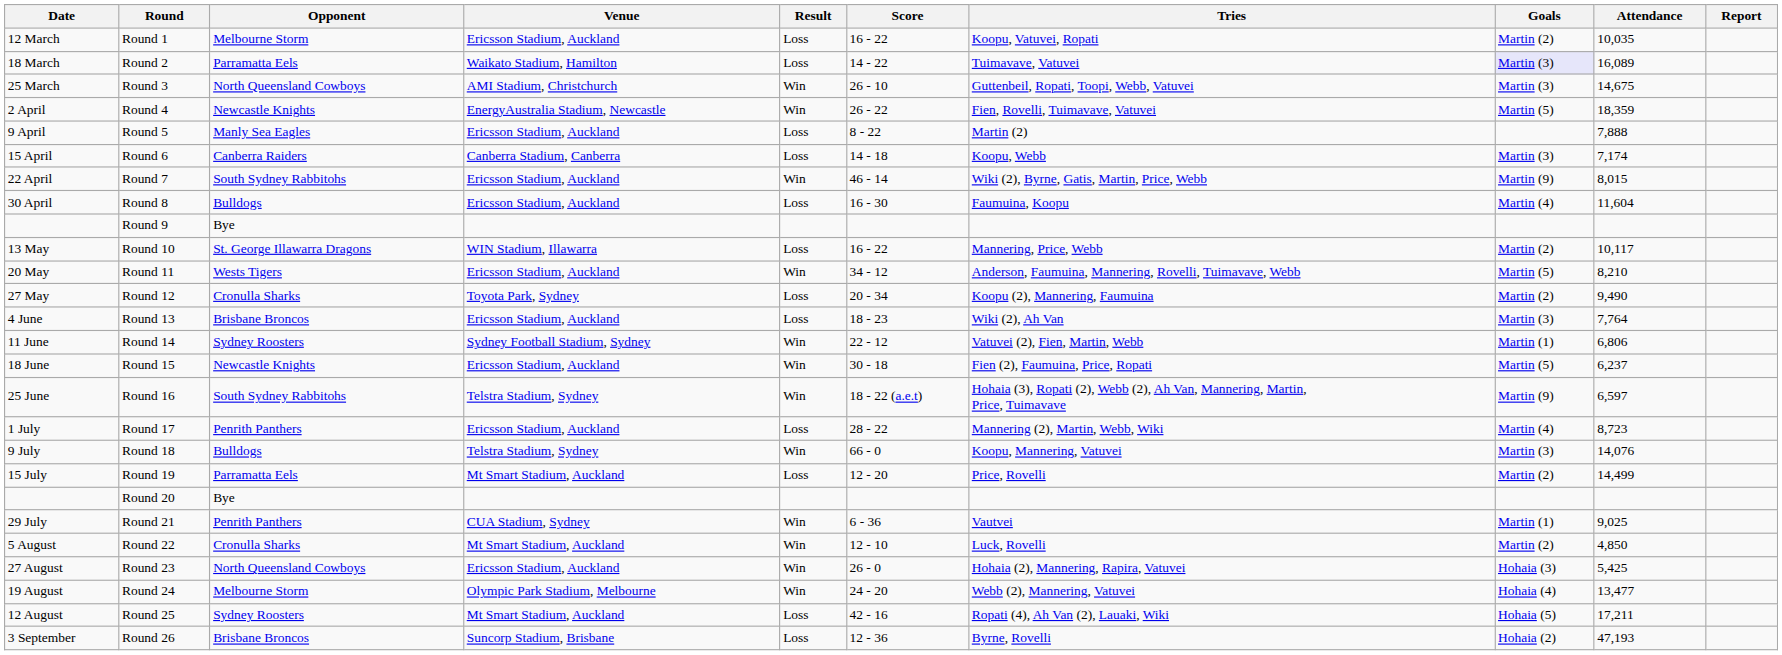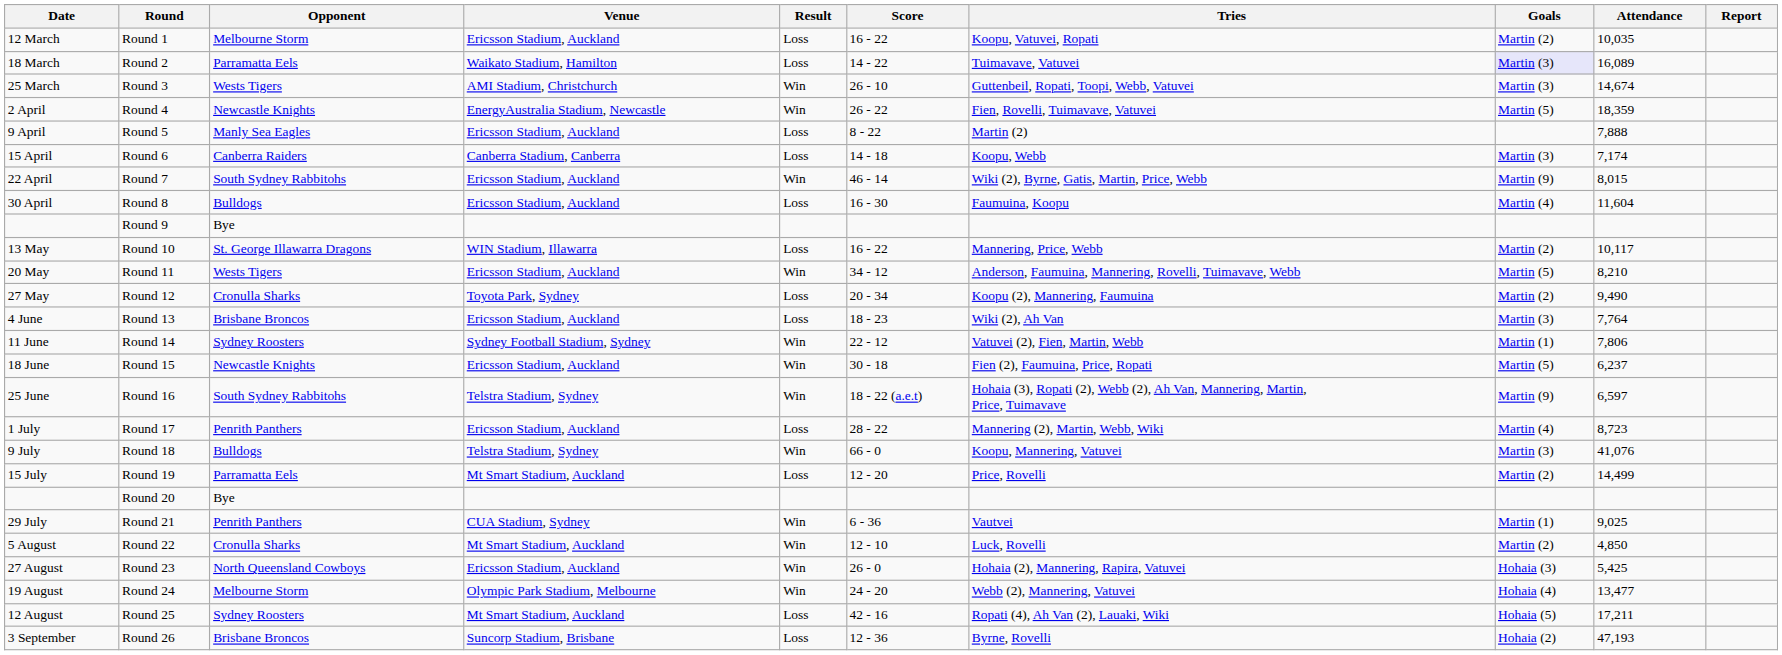(289, 85) North Queensland Cowboys -> (248, 85) Wests Tigers
(1616, 85) 14,675 -> (1616, 85) 14,674
(1612, 341) 6,806 -> (1612, 341) 7,806
(1616, 451) 14,076 -> (1616, 451) 41,076
